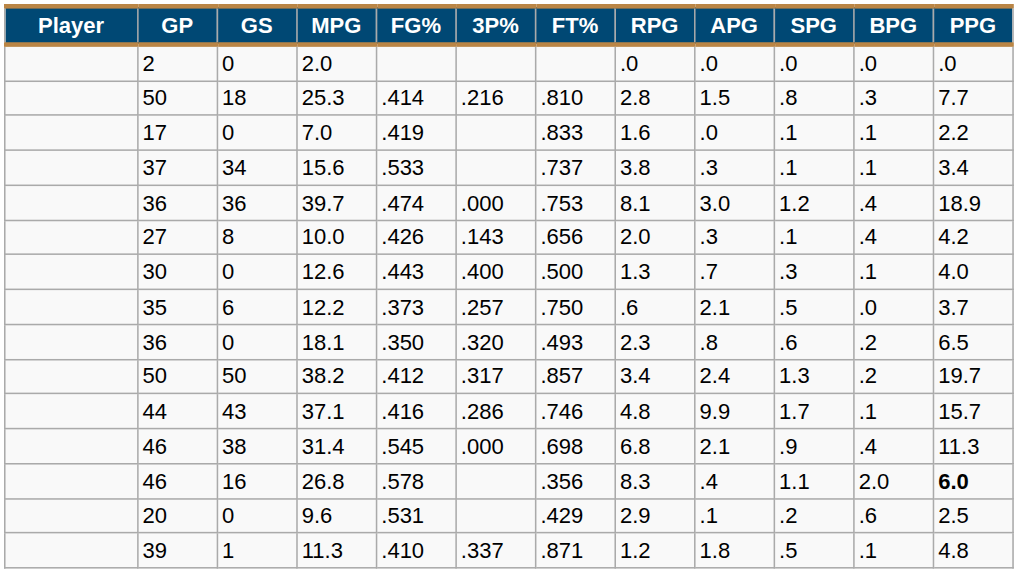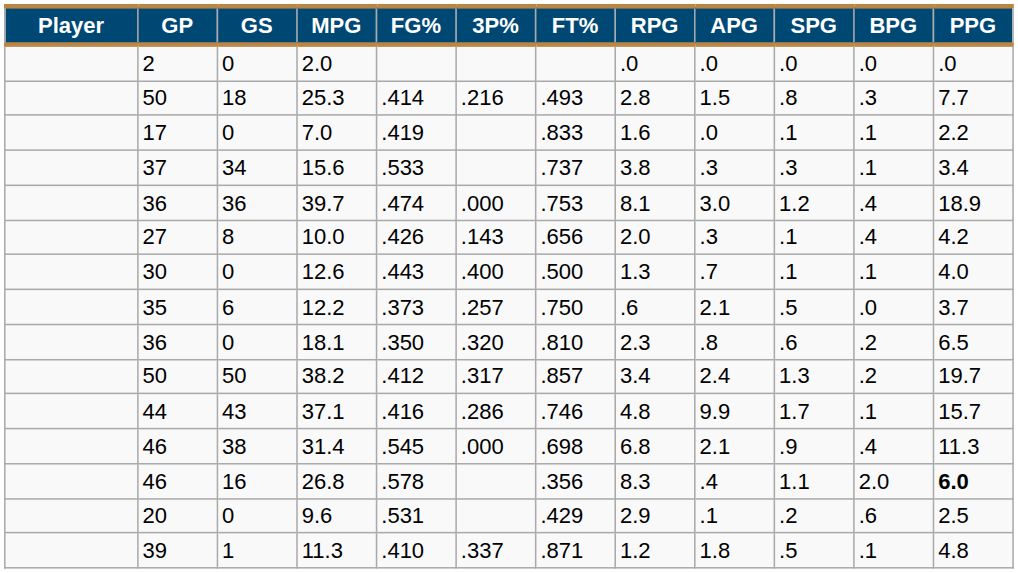(562, 98) .810 -> (562, 98) .493
(788, 168) .1 -> (788, 168) .3
(788, 272) .3 -> (788, 272) .1
(562, 342) .493 -> (562, 342) .810
